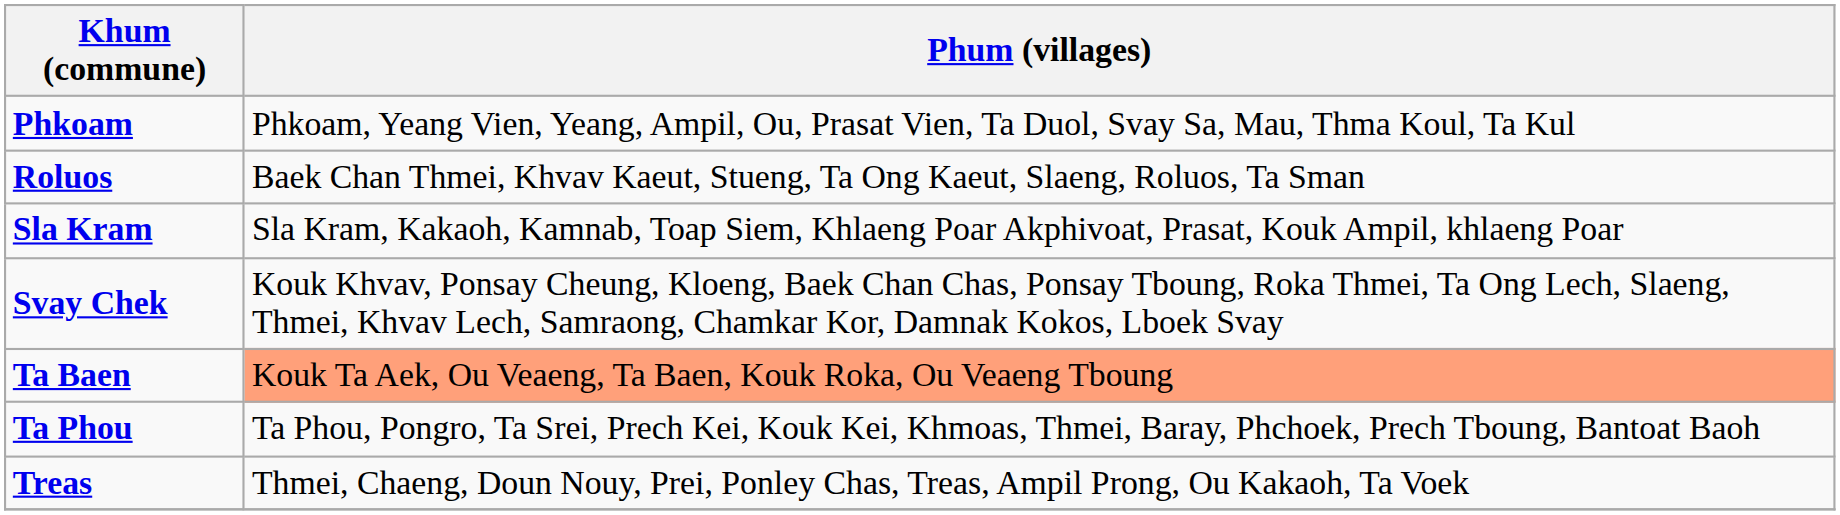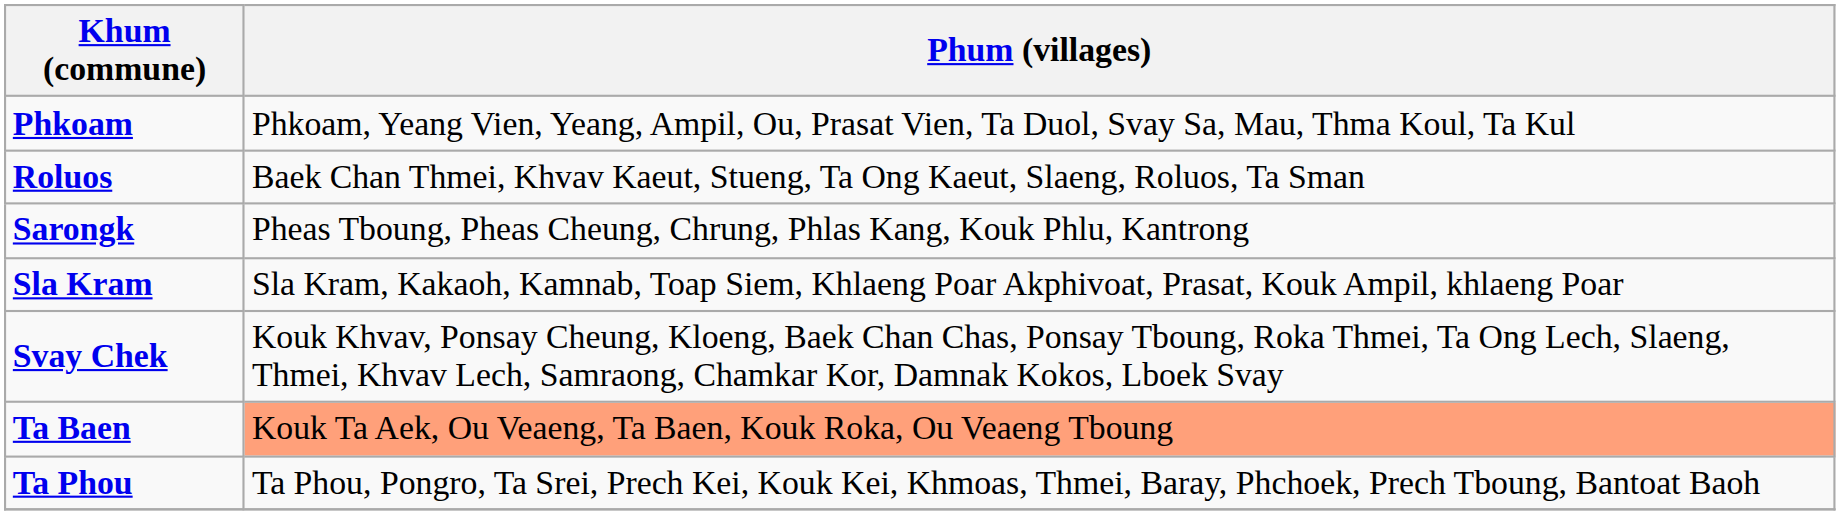+ row: (74, 229)
- row: (53, 482)
